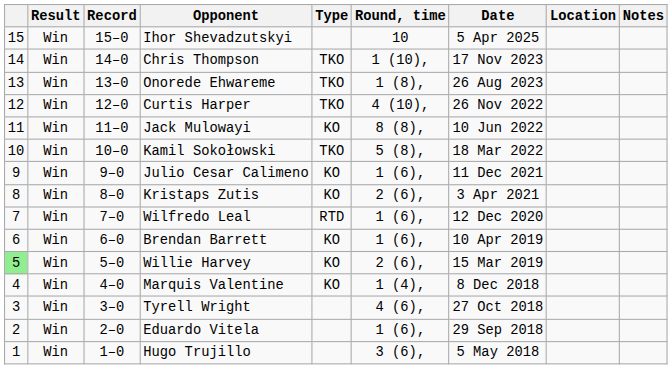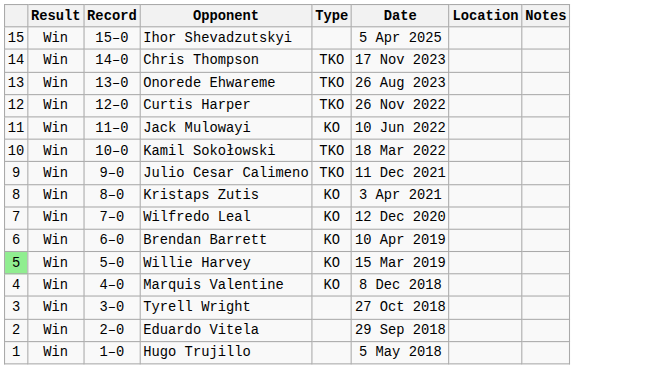- column: (400, 16)
(332, 173) KO -> (332, 173) TKO
(332, 218) RTD -> (332, 218) KO
